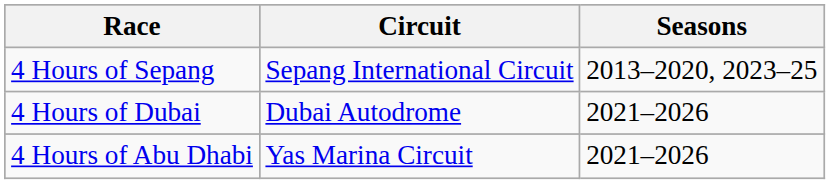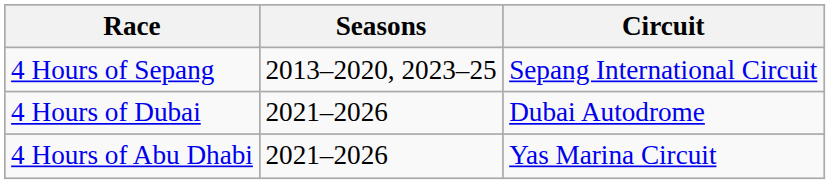columns swapped: (420, 26) <-> (702, 26)
